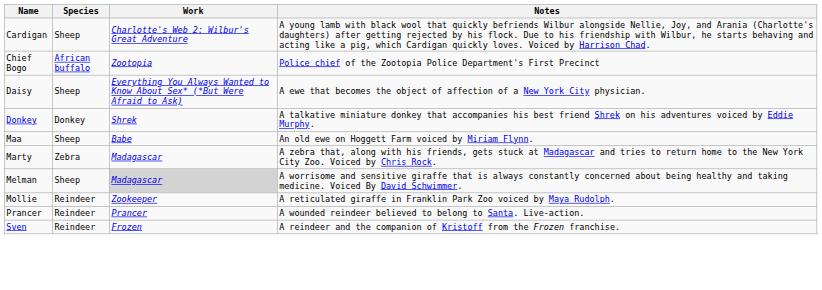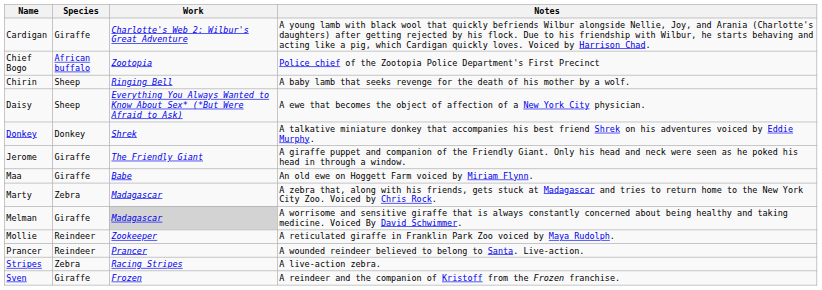(67, 35) Sheep -> (72, 35) Giraffe
+ row: (22, 82)
+ row: (22, 157)
(67, 139) Sheep -> (72, 176) Giraffe
(67, 181) Sheep -> (72, 218) Giraffe
+ row: (24, 264)
(75, 227) Reindeer -> (72, 278) Giraffe
